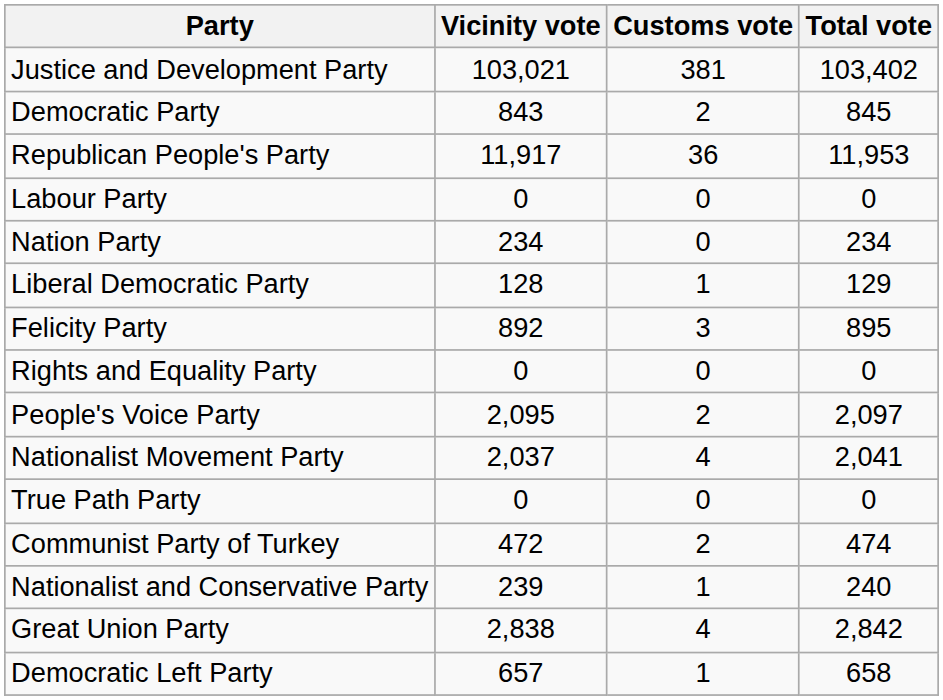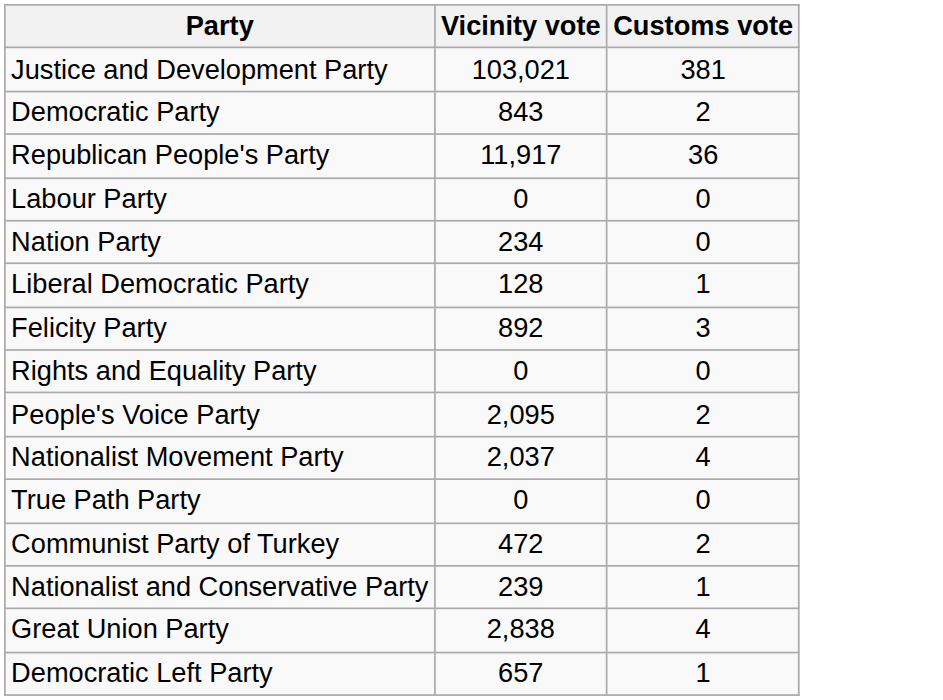- column: (869, 26)
